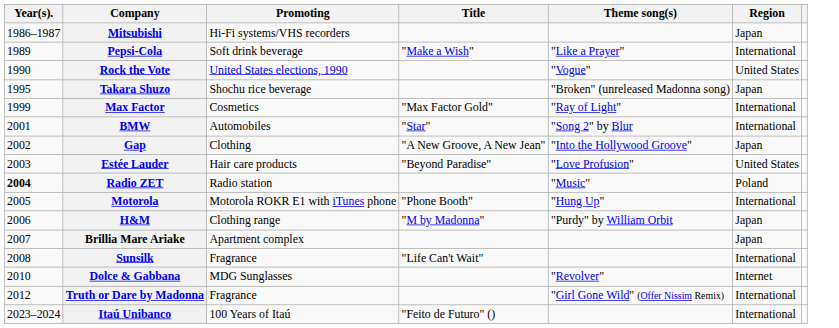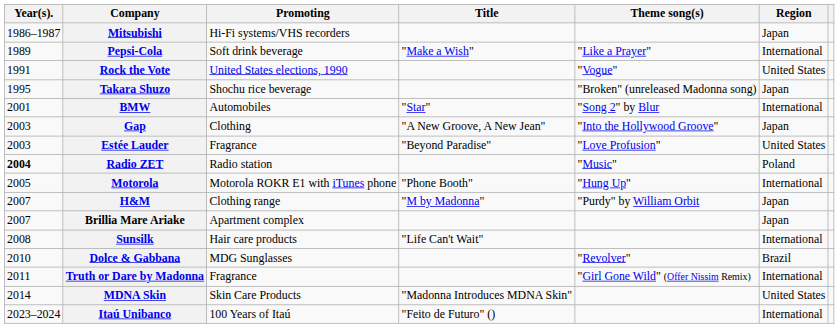(19, 70) 1990 -> (19, 70) 1991
- row: (135, 107)
(19, 145) 2002 -> (19, 126) 2003
(253, 164) Hair care products -> (233, 145) Fragrance
(19, 220) 2006 -> (19, 201) 2007
(233, 257) Fragrance -> (253, 239) Hair care products
(754, 276) Internet -> (776, 257) Brazil
(19, 295) 2012 -> (19, 276) 2011
+ row: (135, 295)
